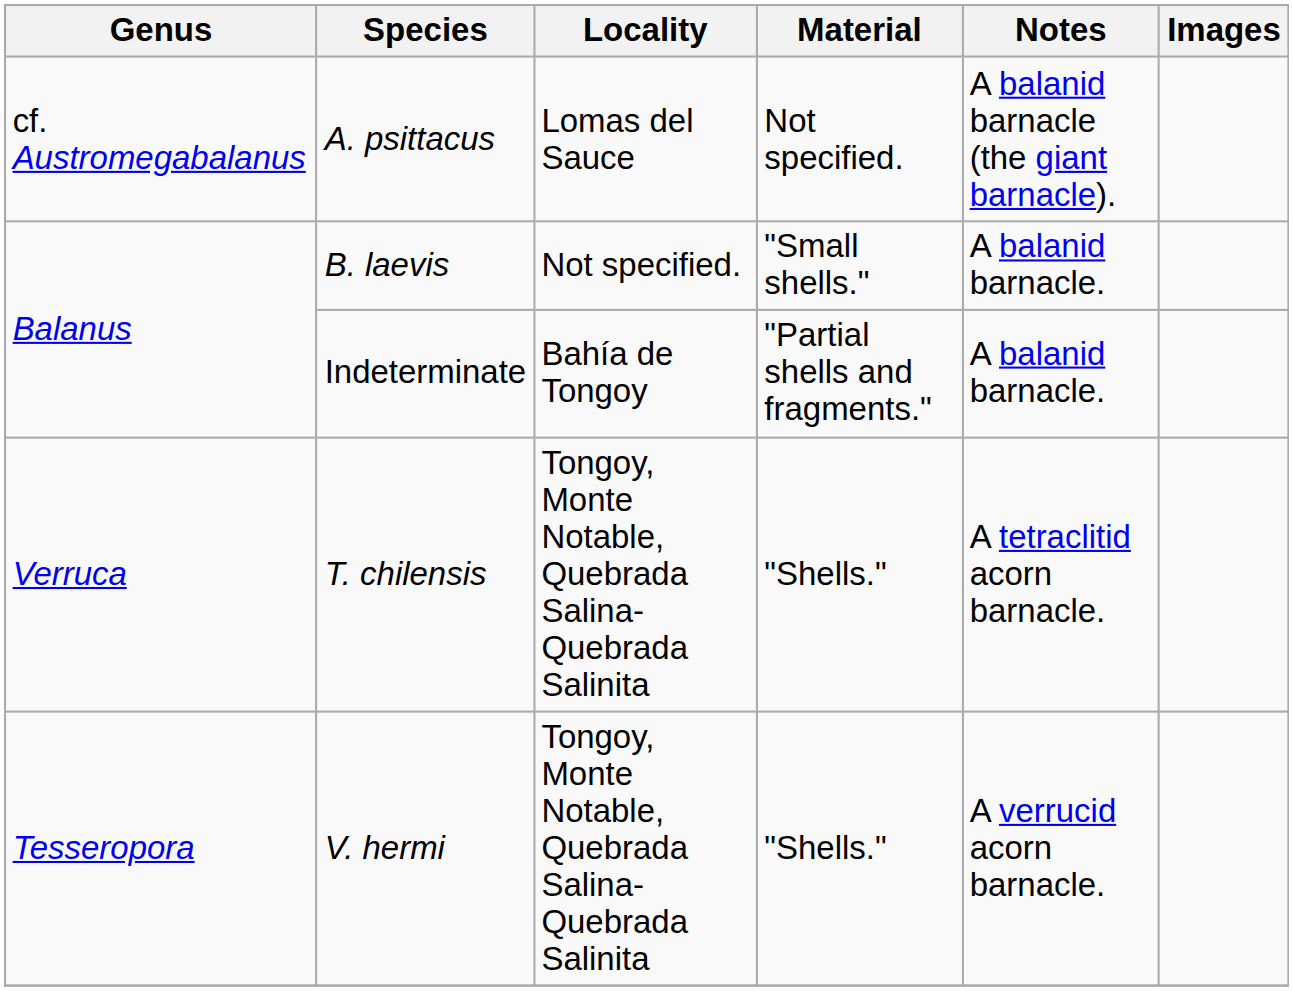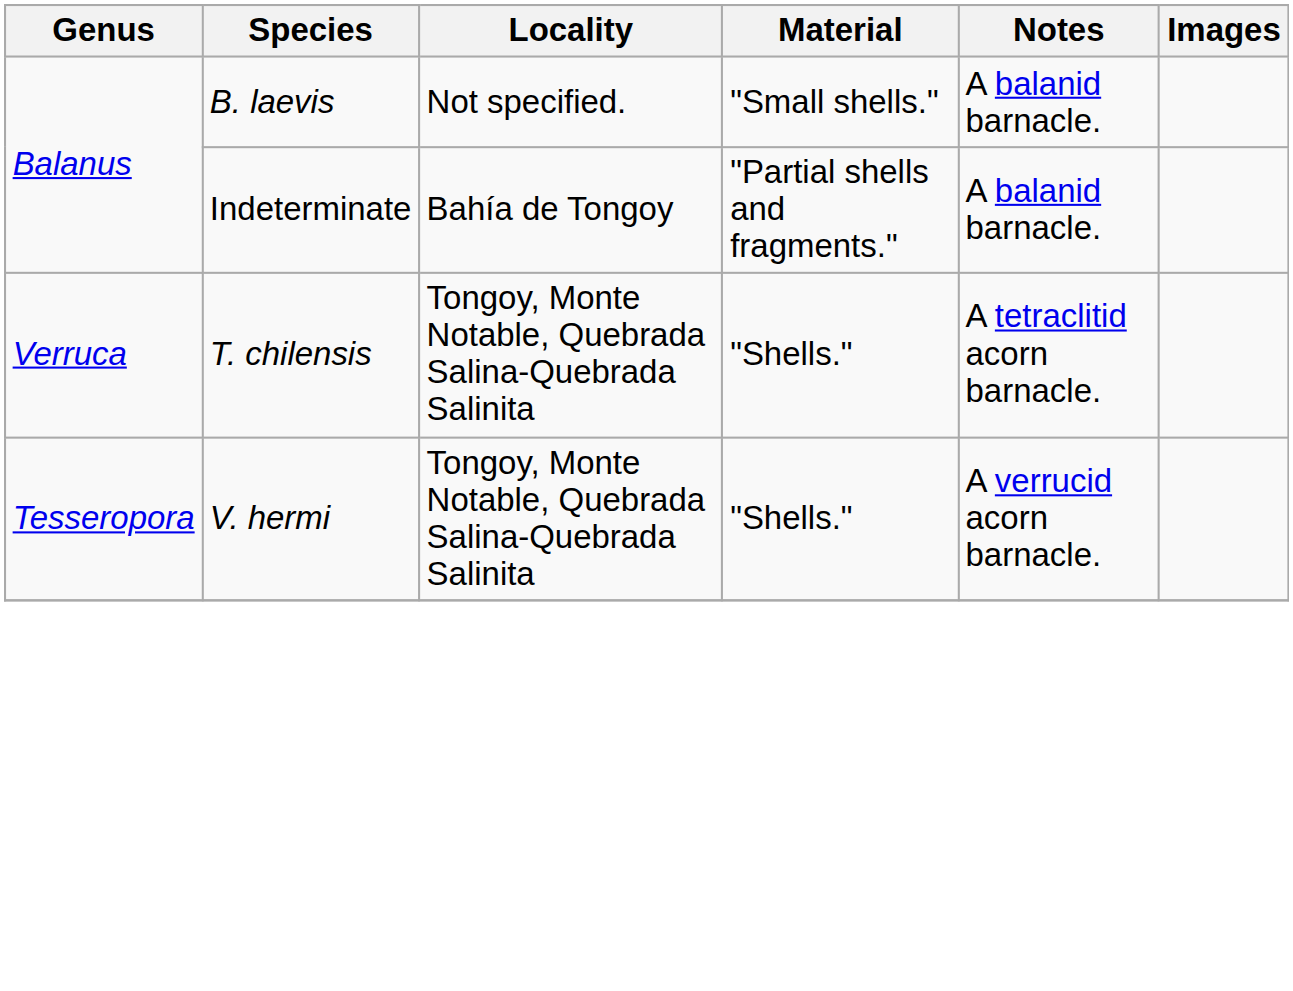- row: (410, 138)
